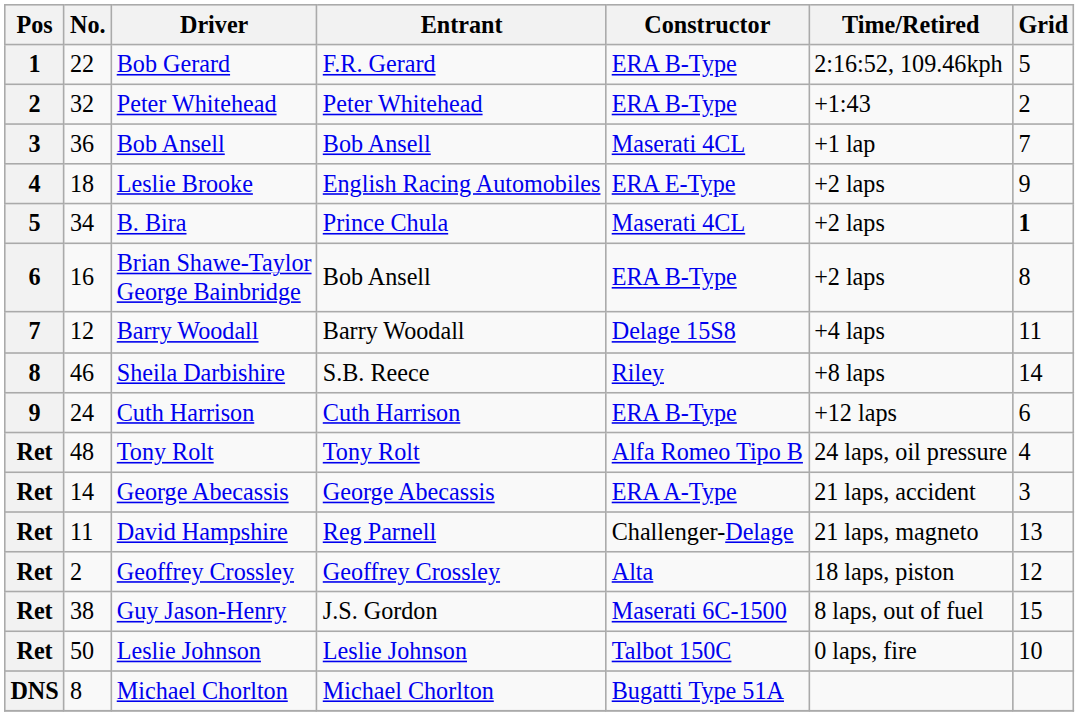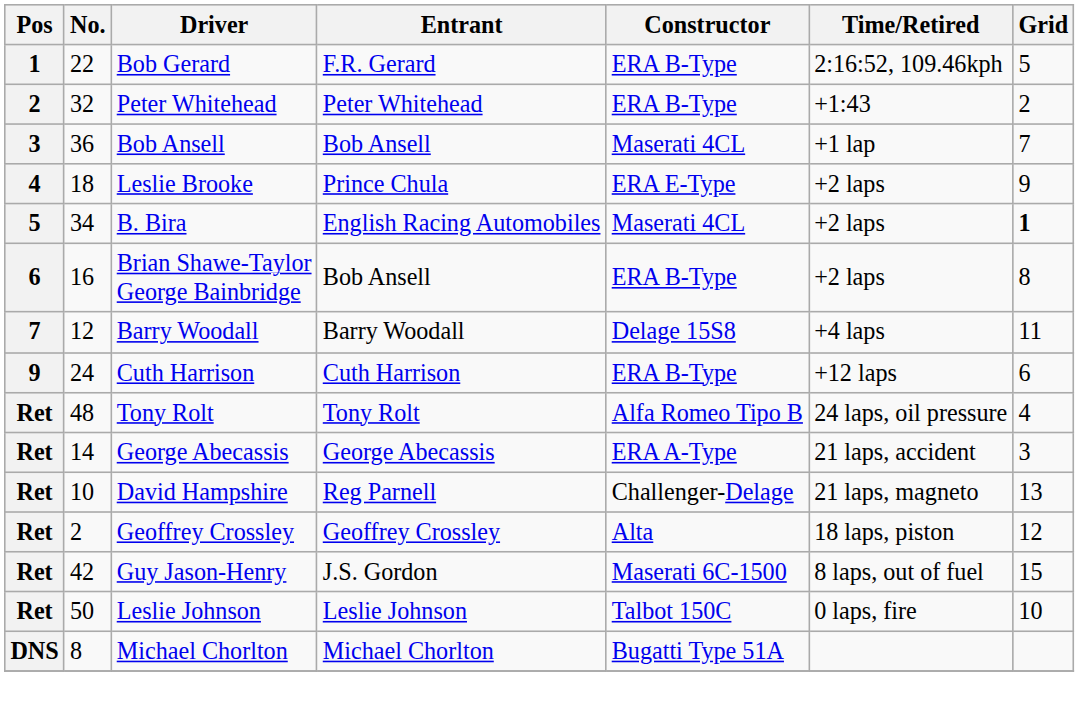(462, 184) English Racing Automobiles -> (385, 184) Prince Chula
(385, 223) Prince Chula -> (462, 223) English Racing Automobiles
- row: (201, 372)
(82, 531) 11 -> (82, 491) 10
(82, 611) 38 -> (82, 571) 42
